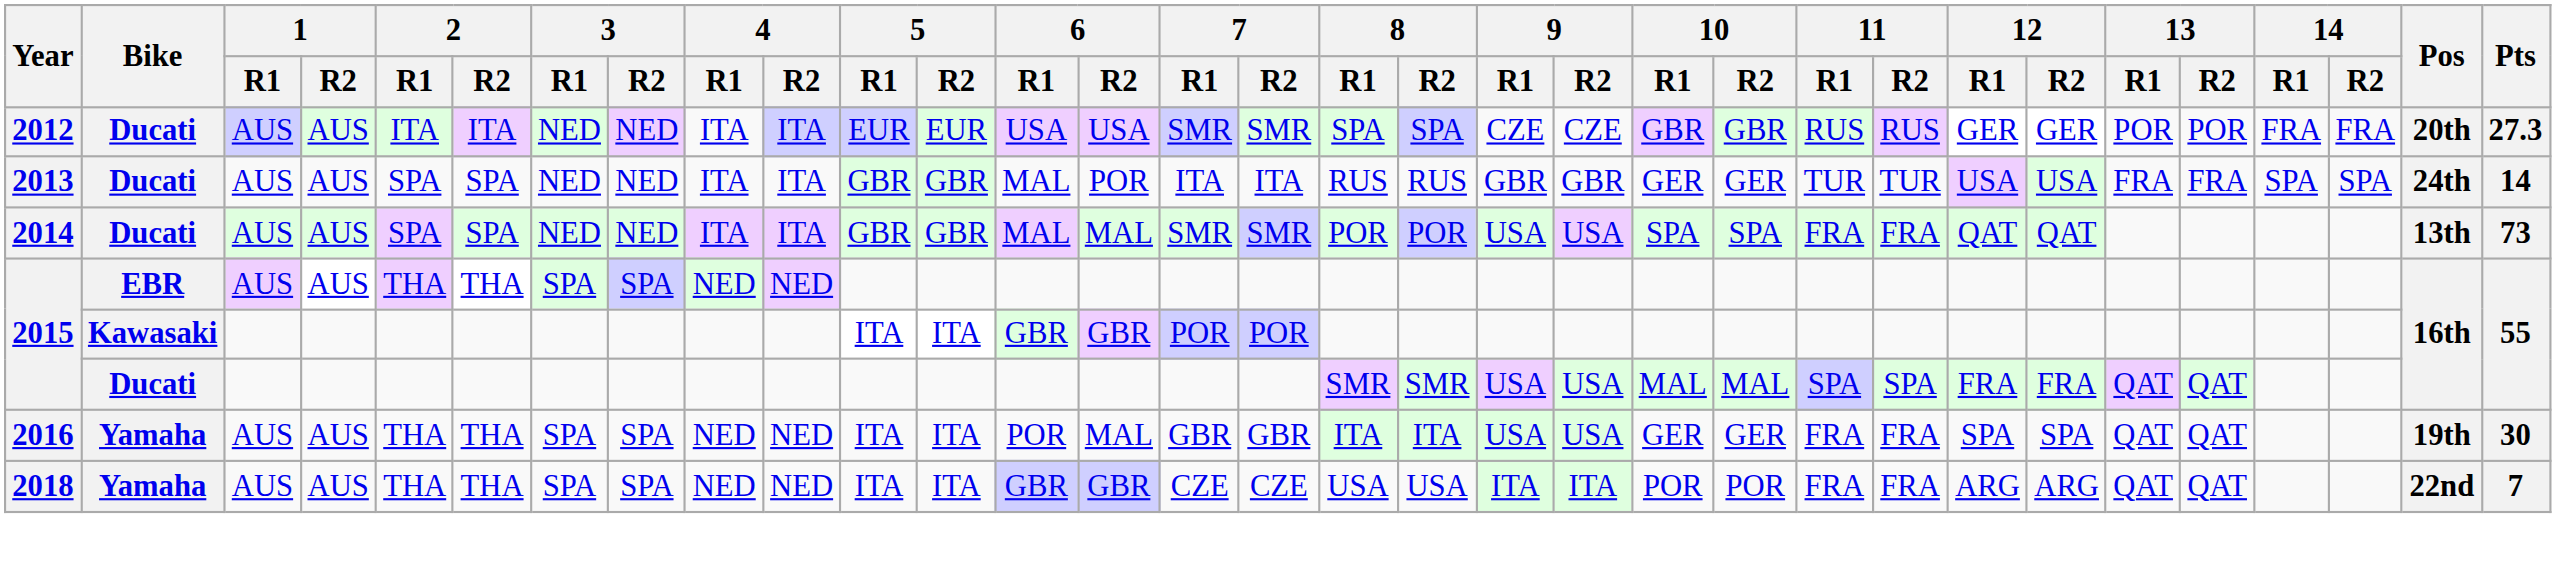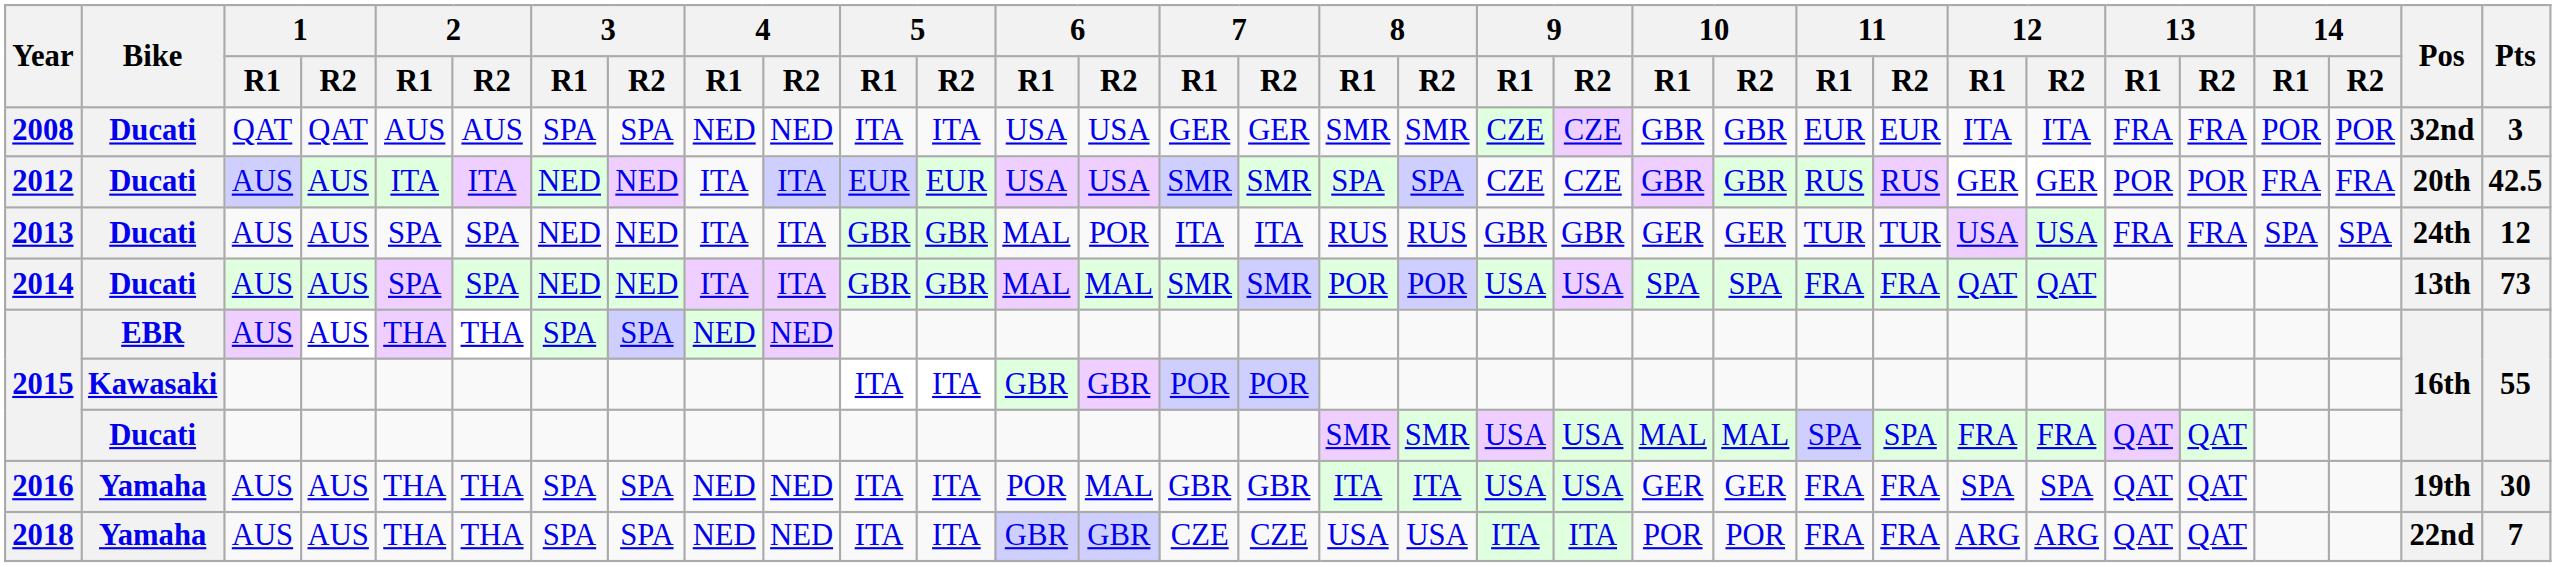+ row: (43, 131)
(2515, 131) 27.3 -> (2515, 181) 42.5
(2515, 181) 14 -> (2515, 232) 12
